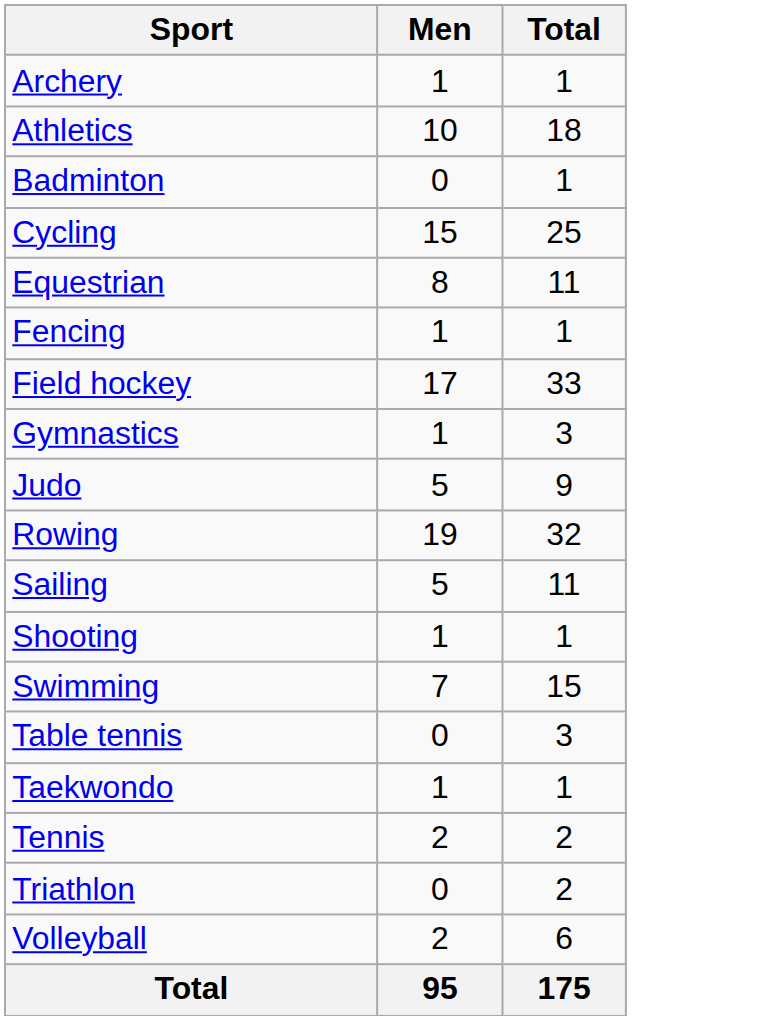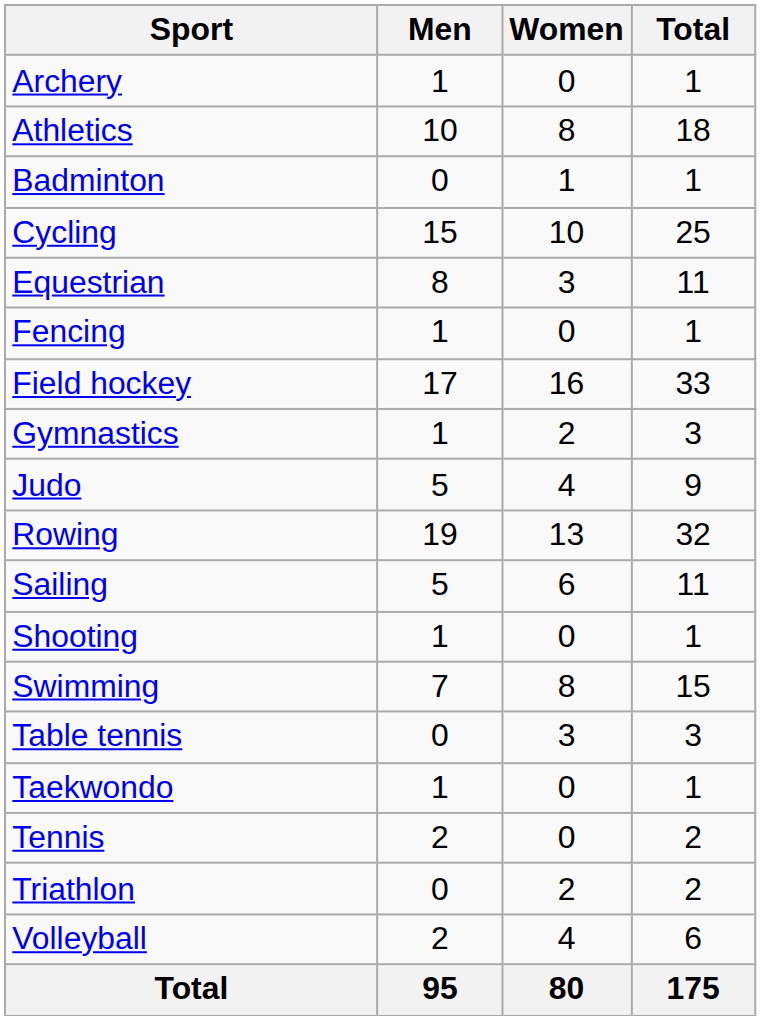+ column: (567, 29)
